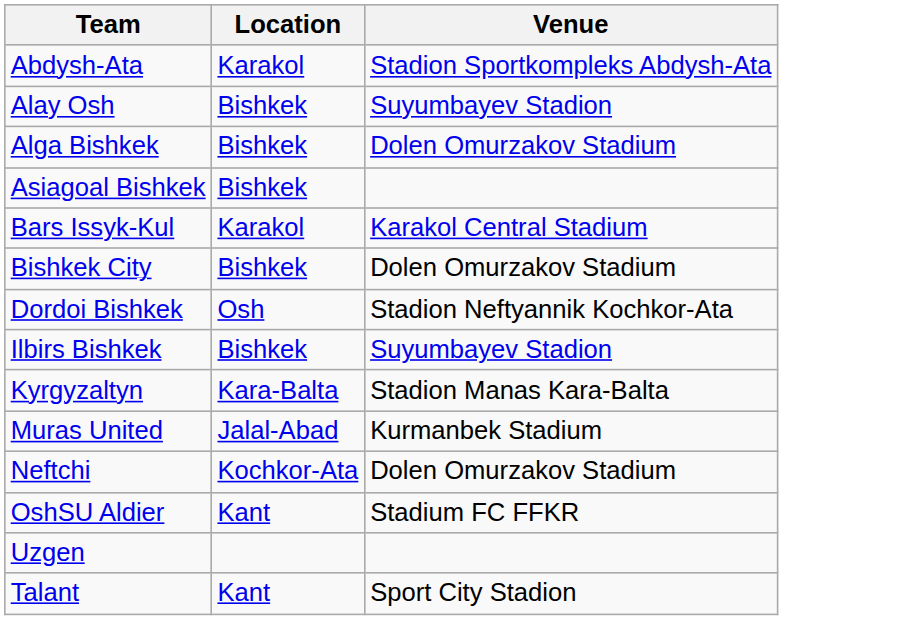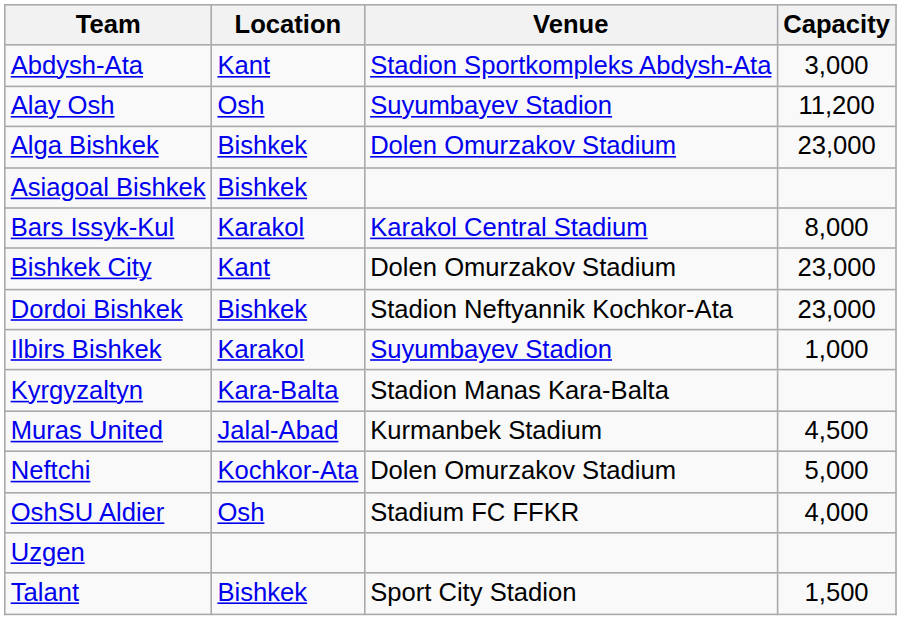+ column: (837, 24)
(261, 65) Karakol -> (244, 65) Kant
(262, 106) Bishkek -> (241, 106) Osh
(262, 268) Bishkek -> (244, 268) Kant
(241, 308) Osh -> (262, 308) Bishkek
(262, 349) Bishkek -> (261, 349) Karakol
(244, 512) Kant -> (241, 512) Osh
(244, 593) Kant -> (262, 593) Bishkek
